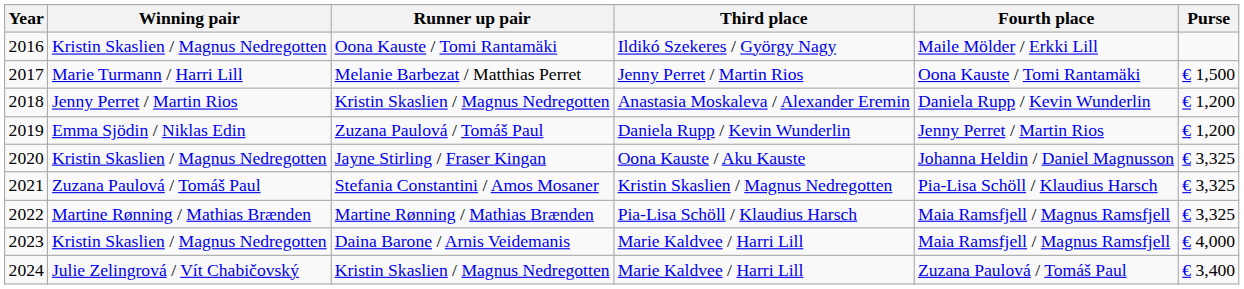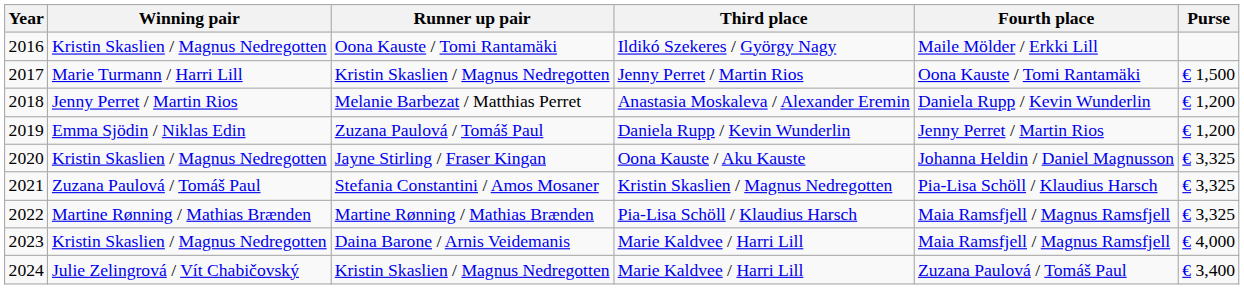(458, 74) Melanie Barbezat / Matthias Perret -> (472, 74) Kristin Skaslien / Magnus Nedregotten
(472, 102) Kristin Skaslien / Magnus Nedregotten -> (458, 102) Melanie Barbezat / Matthias Perret
